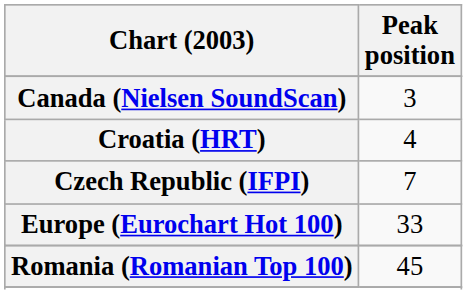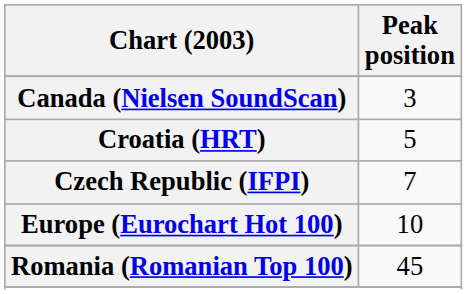(410, 139) 4 -> (410, 139) 5
(410, 223) 33 -> (410, 223) 10
